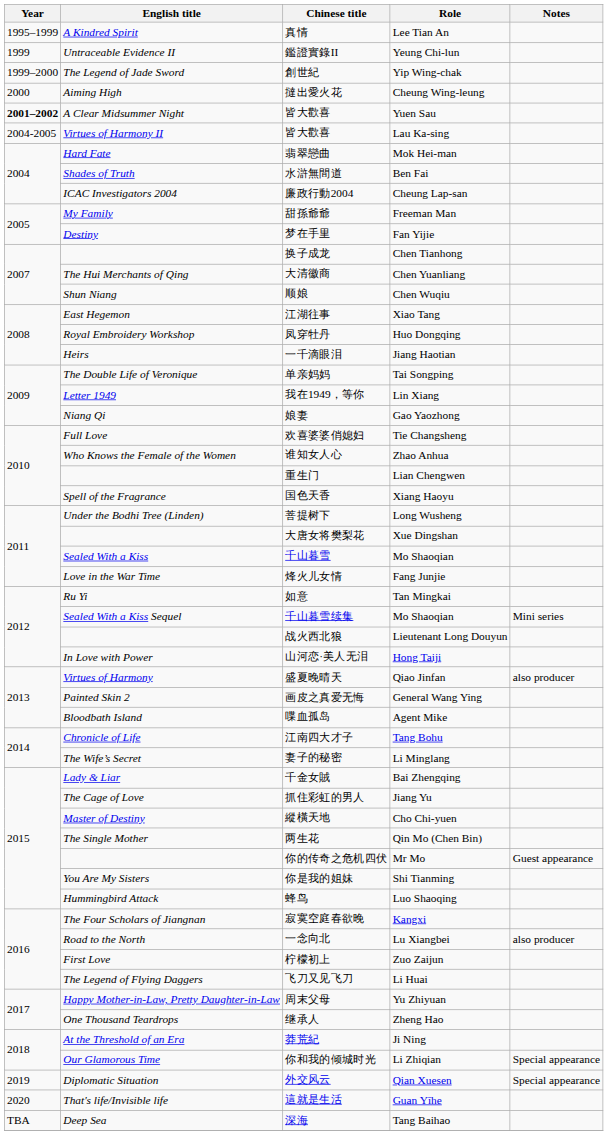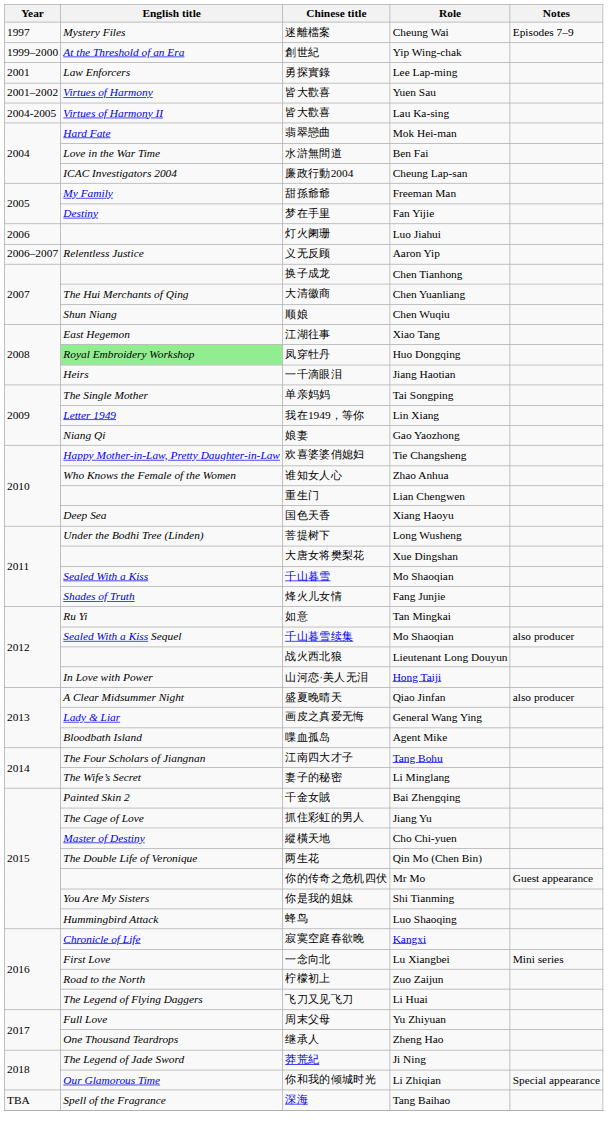- row: (297, 32)
+ row: (308, 32)
- row: (312, 52)
(124, 72) The Legend of Jade Sword -> (124, 52) At the Threshold of an Era
- row: (314, 92)
+ row: (308, 72)
(33, 113) bold -> (33, 93) normal
(124, 113) A Clear Midsummer Night -> (108, 93) Virtues of Harmony
(99, 173) Shades of Truth -> (112, 153) Love in the War Time
+ row: (308, 233)
+ row: (308, 253)
(129, 334) no background -> (129, 354) lightgreen background
(130, 375) The Double Life of Veronique -> (106, 395) The Single Mother
(85, 435) Full Love -> (172, 455) Happy Mother-in-Law, Pretty Daughter-in-Law
(115, 495) Spell of the Fragrance -> (85, 516) Deep Sea
(112, 576) Love in the War Time -> (99, 596) Shades of Truth
(538, 616) Mini series -> (544, 636) also producer
(108, 677) Virtues of Harmony -> (124, 697) A Clear Midsummer Night
(96, 697) Painted Skin 2 -> (92, 717) Lady & Liar
(102, 737) Chronicle of Life -> (134, 757) The Four Scholars of Jiangnan
(92, 778) Lady & Liar -> (96, 798) Painted Skin 2
(106, 838) The Single Mother -> (130, 858) The Double Life of Veronique
(134, 919) The Four Scholars of Jiangnan -> (102, 939) Chronicle of Life
(104, 939) Road to the North -> (87, 959) First Love
(544, 939) also producer -> (538, 959) Mini series
(87, 959) First Love -> (104, 979) Road to the North
(172, 999) Happy Mother-in-Law, Pretty Daughter-in-Law -> (85, 1019) Full Love
(124, 1039) At the Threshold of an Era -> (124, 1060) The Legend of Jade Sword
- row: (308, 1079)
- row: (314, 1099)
(85, 1120) Deep Sea -> (115, 1100) Spell of the Fragrance
